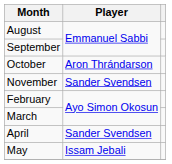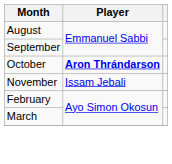(109, 64) normal -> (113, 64) bold
(108, 82) Sander Svendsen -> (95, 82) Issam Jebali
- row: (18, 133)
- row: (17, 151)
